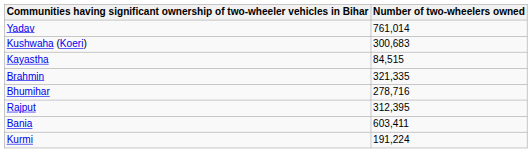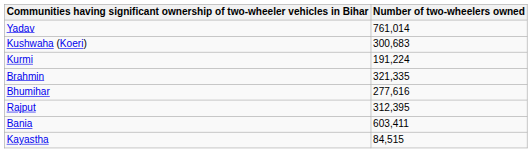rows swapped: (20, 140) <-> (28, 60)
(391, 92) 278,716 -> (391, 92) 277,616
